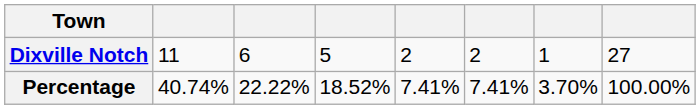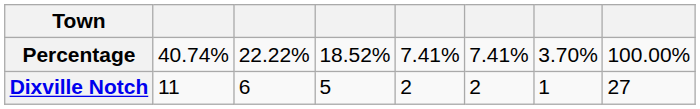rows swapped: (79, 54) <-> (79, 87)
